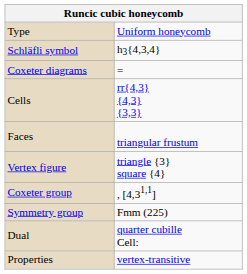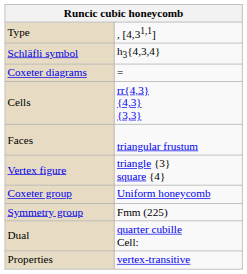(164, 31) Uniform honeycomb -> (136, 32) , [4,31,1]
(136, 192) , [4,31,1] -> (164, 194) Uniform honeycomb
